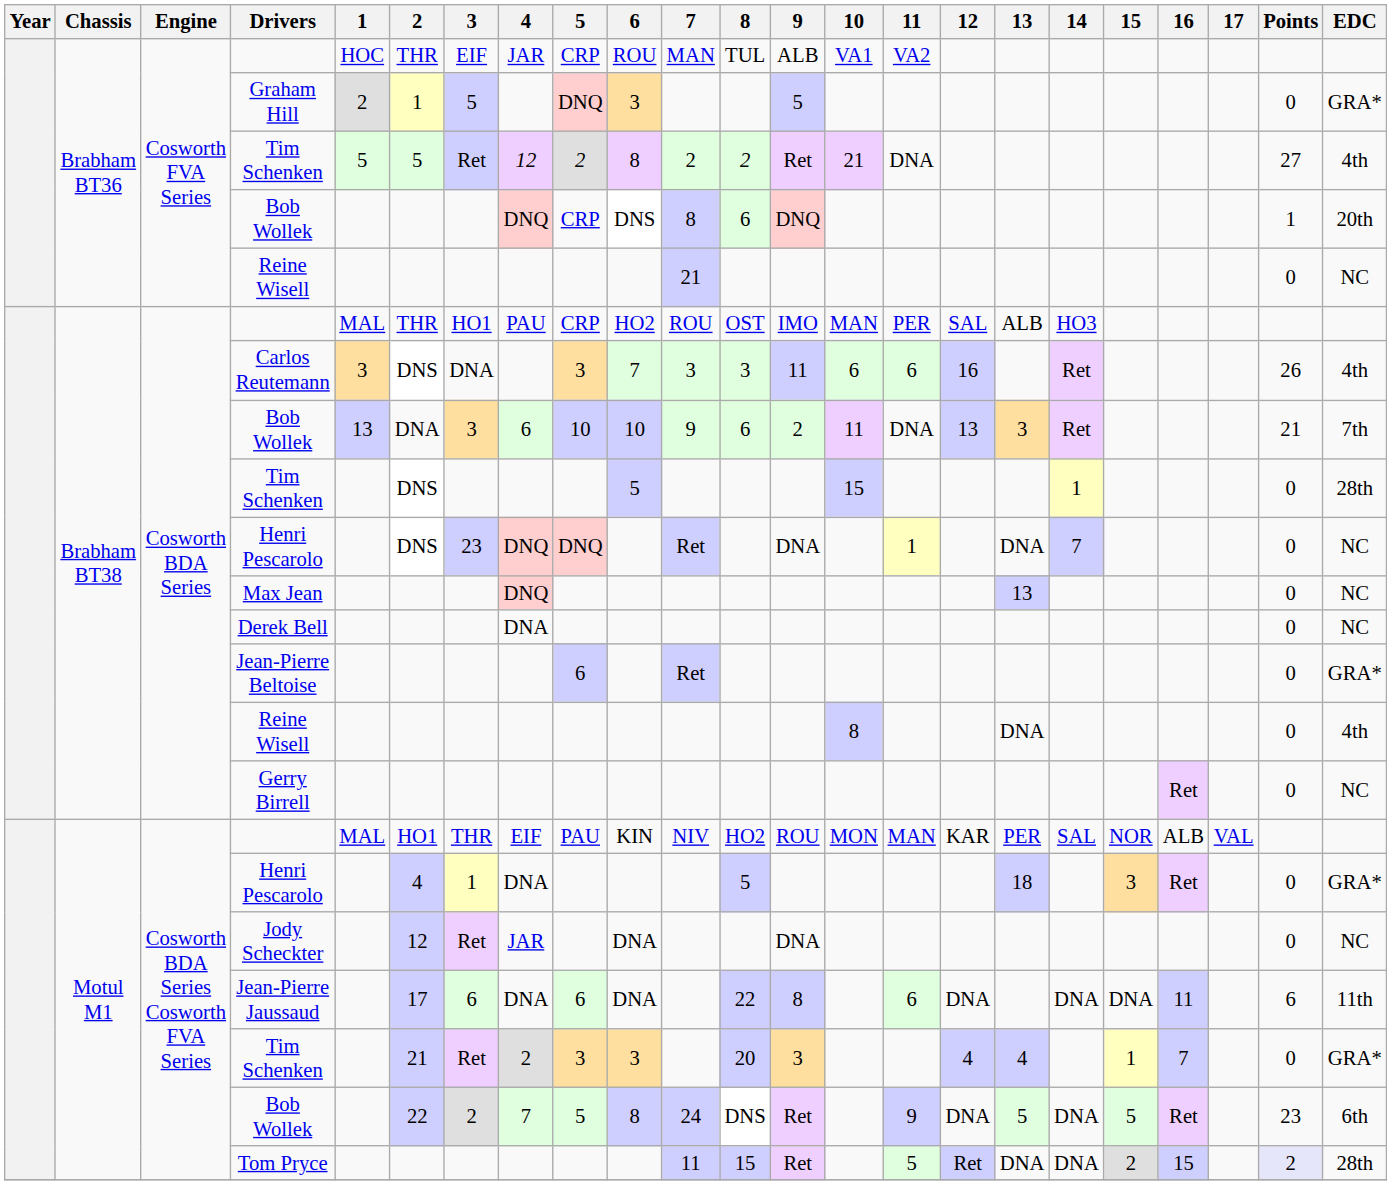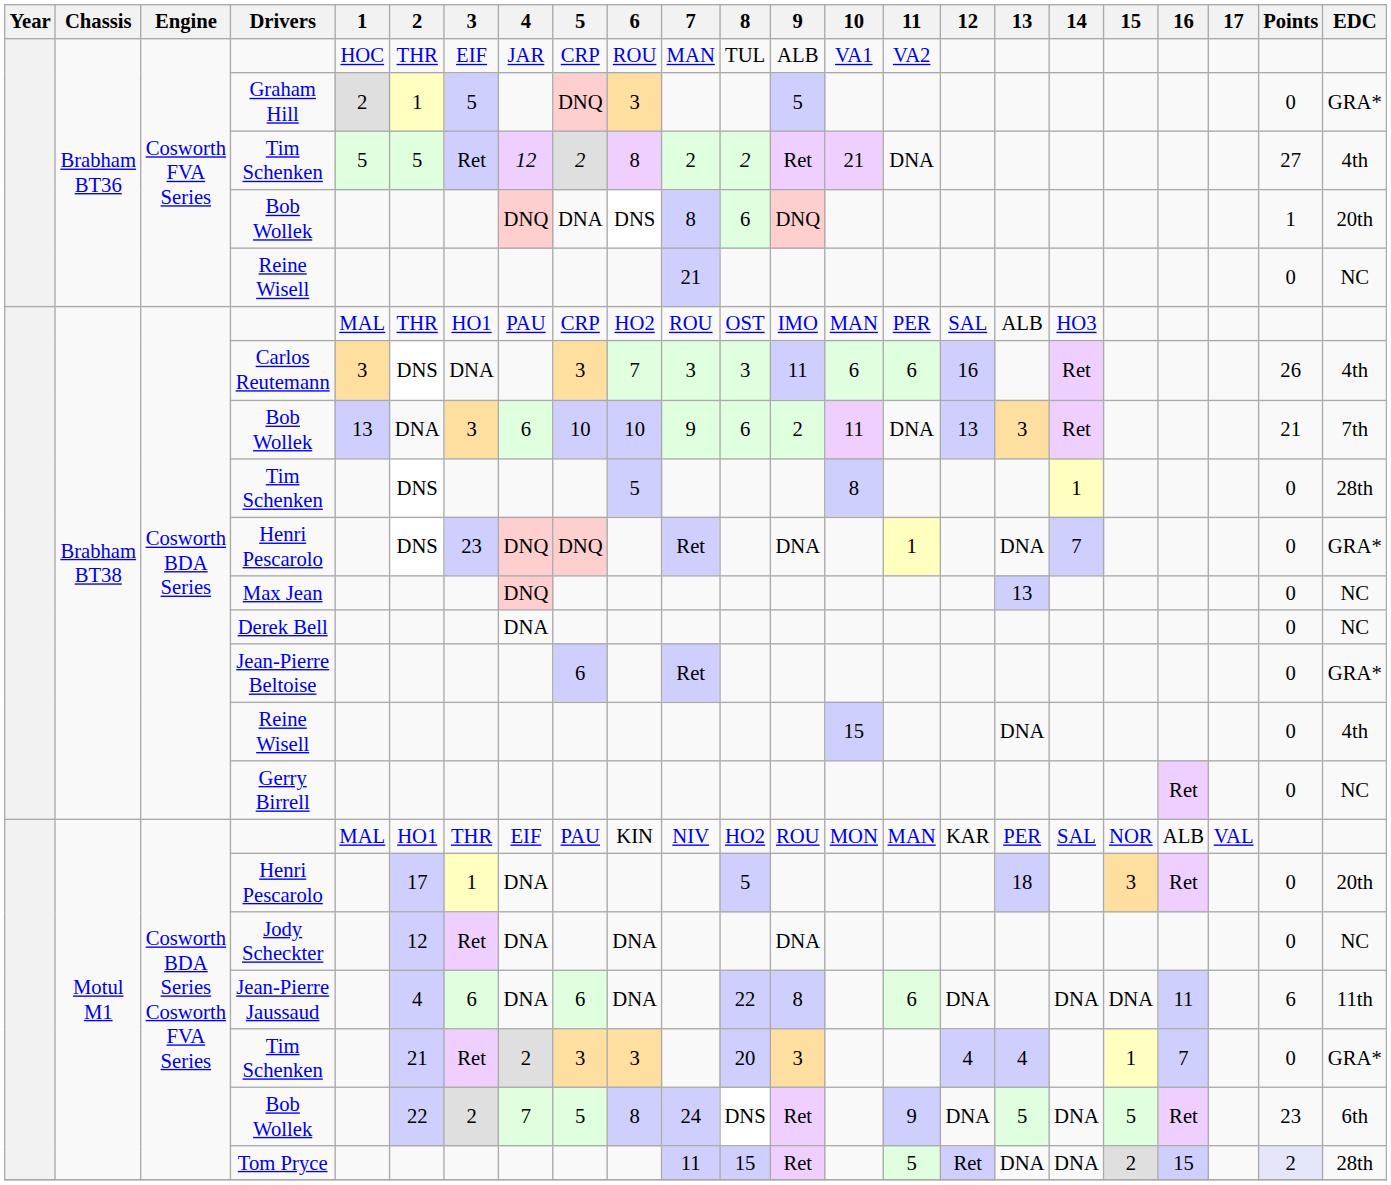(580, 219) CRP -> (580, 219) DNA
(854, 487) 15 -> (854, 487) 8
(1355, 546) NC -> (1355, 546) GRA*
(854, 731) 8 -> (854, 731) 15
(417, 882) 4 -> (417, 882) 17
(1355, 882) GRA* -> (1355, 882) 20th
(526, 941) JAR -> (526, 941) DNA
(417, 999) 17 -> (417, 999) 4
